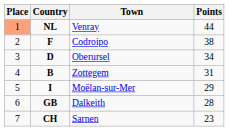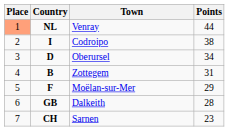(50, 42) F -> (50, 42) I
(50, 88) I -> (50, 88) F
